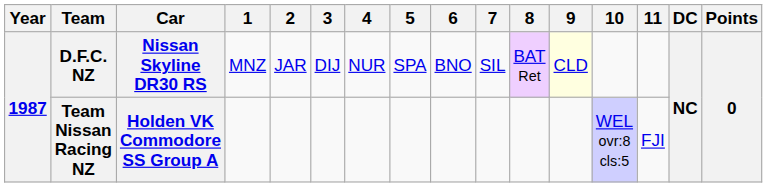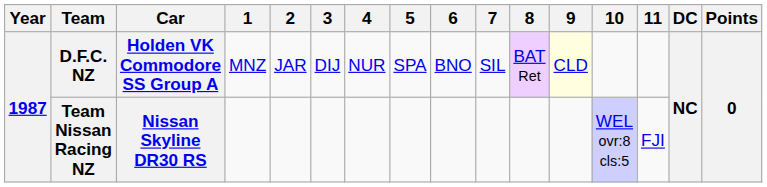(170, 65) Nissan Skyline DR30 RS -> (170, 65) Holden VK Commodore SS Group A
(170, 140) Holden VK Commodore SS Group A -> (170, 140) Nissan Skyline DR30 RS
